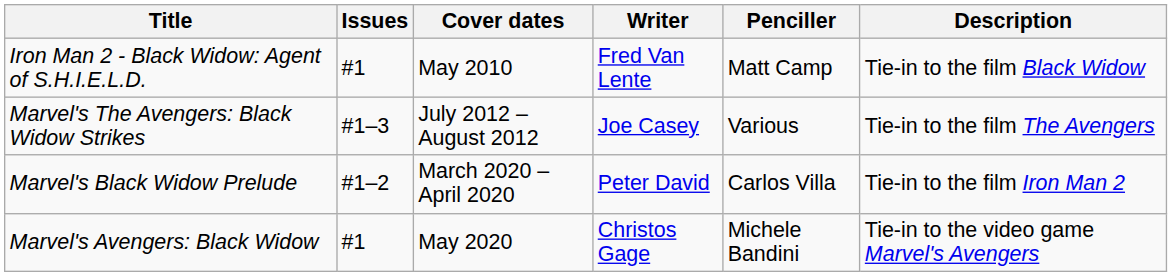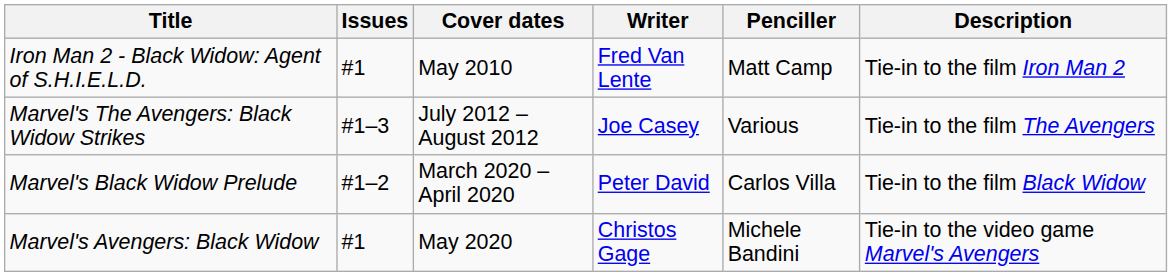(1005, 67) Tie-in to the film Black Widow -> (995, 67) Tie-in to the film Iron Man 2
(995, 183) Tie-in to the film Iron Man 2 -> (1005, 183) Tie-in to the film Black Widow
